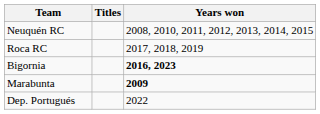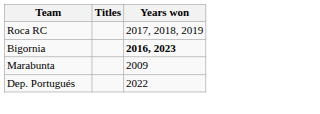- row: (36, 30)
(137, 83) bold -> (137, 65) normal
